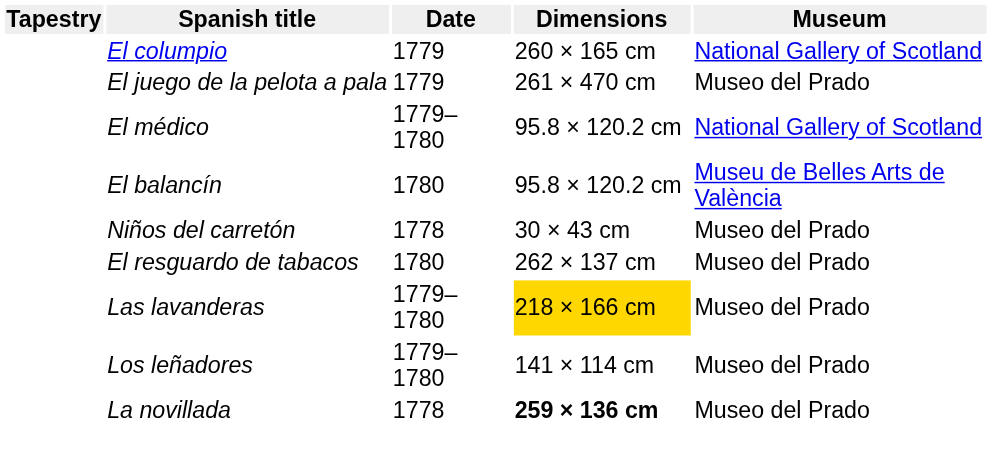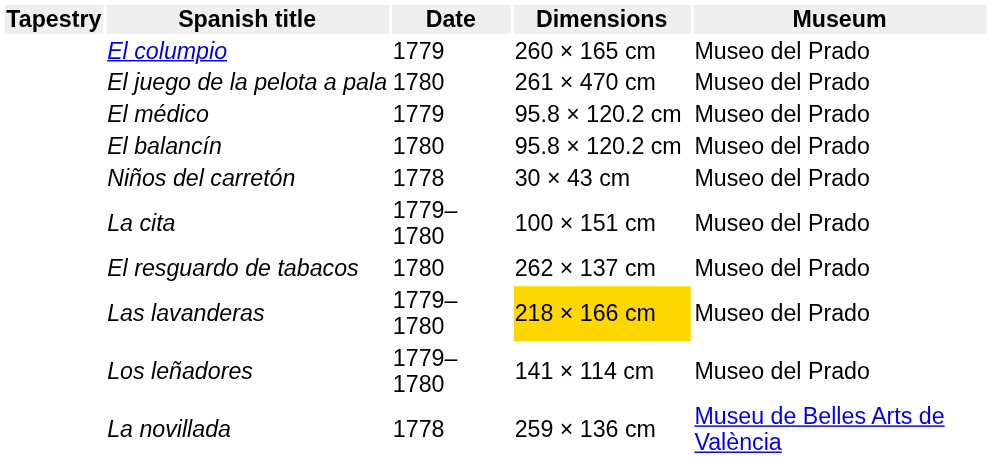(838, 51) National Gallery of Scotland -> (782, 51) Museo del Prado
(419, 82) 1779 -> (419, 82) 1780
(425, 127) 1779–1780 -> (419, 114) 1779
(838, 127) National Gallery of Scotland -> (782, 114) Museo del Prado
(820, 185) Museu de Belles Arts de València -> (782, 146) Museo del Prado
+ row: (141, 223)
(587, 410) bold -> (585, 429) normal
(782, 410) Museo del Prado -> (820, 429) Museu de Belles Arts de València
